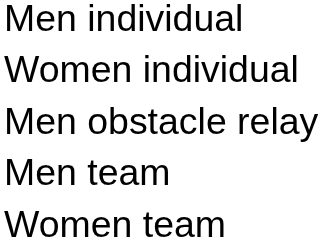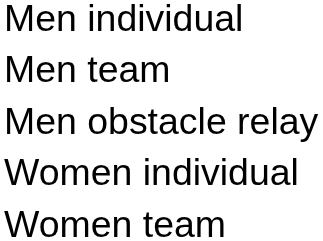rows swapped: (87, 172) <-> (151, 69)
